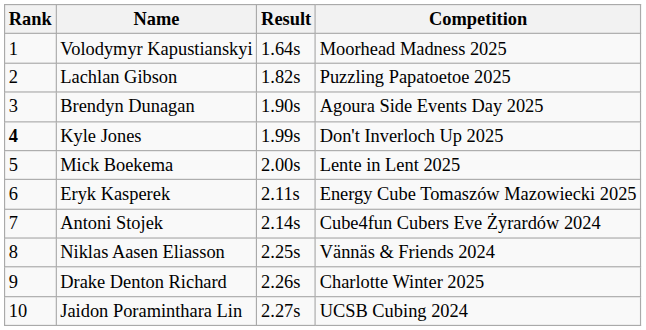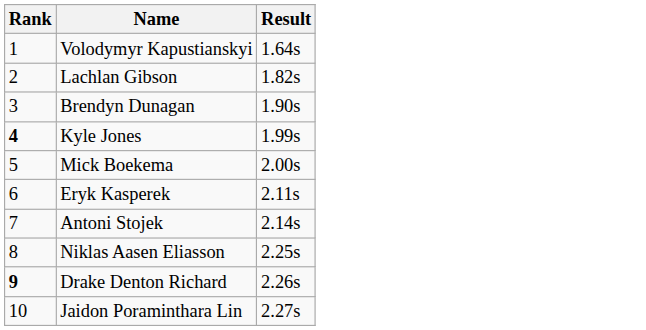- column: (478, 19)
(13, 281) normal -> (13, 281) bold
